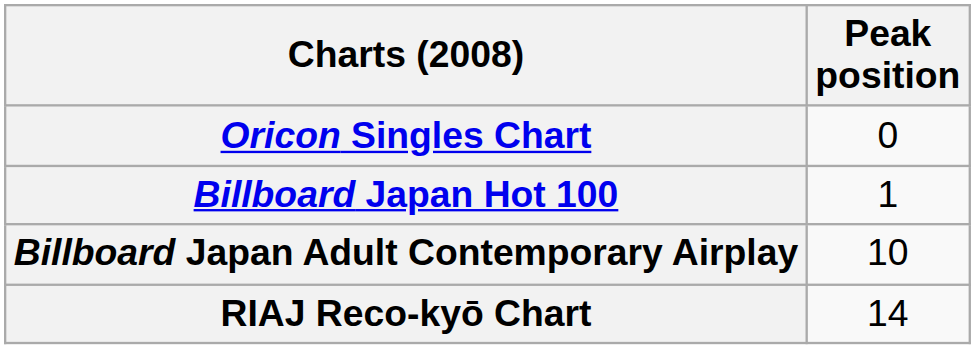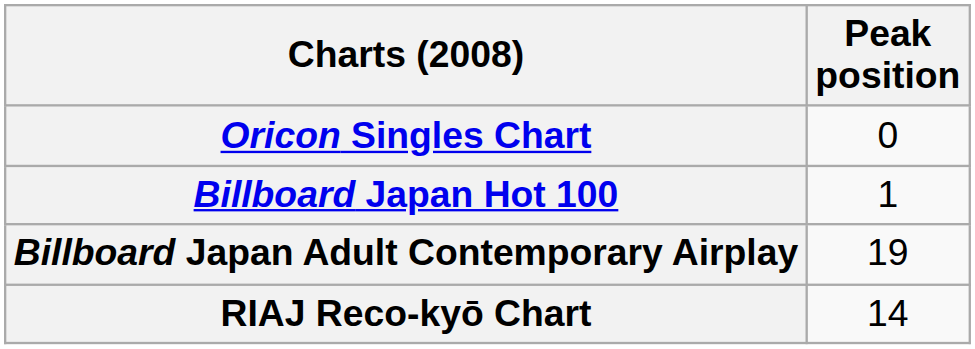(888, 253) 10 -> (888, 253) 19
